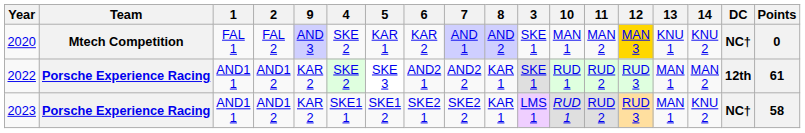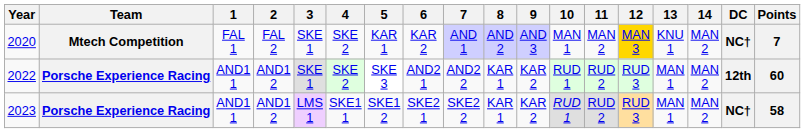columns swapped: (534, 14) <-> (310, 14)
(705, 41) KNU 2 -> (705, 41) MAN 2
(777, 41) 0 -> (777, 41) 7
(777, 76) 61 -> (777, 76) 60
(705, 110) KNU 2 -> (705, 110) MAN 2
